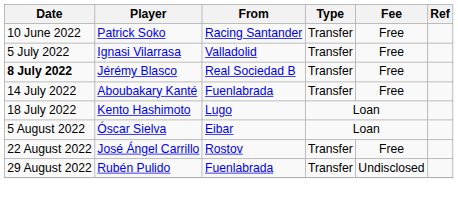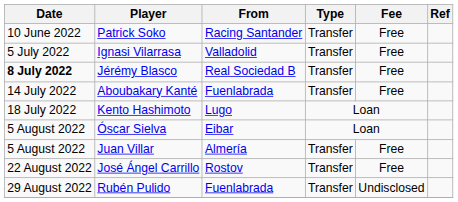+ row: (126, 149)
